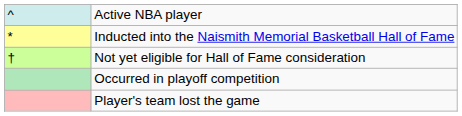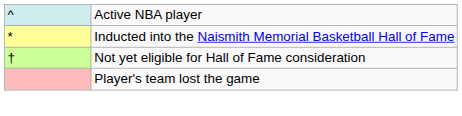- row: (187, 79)
